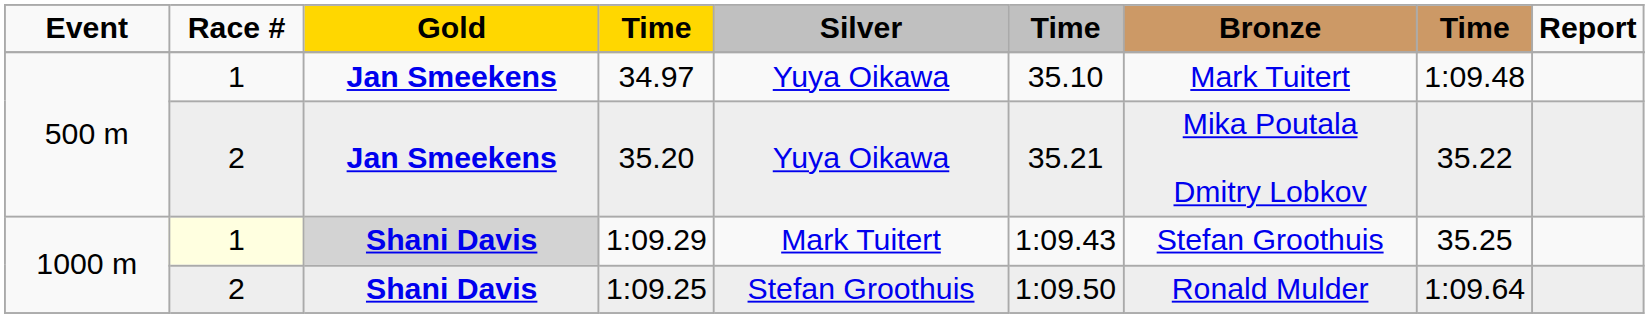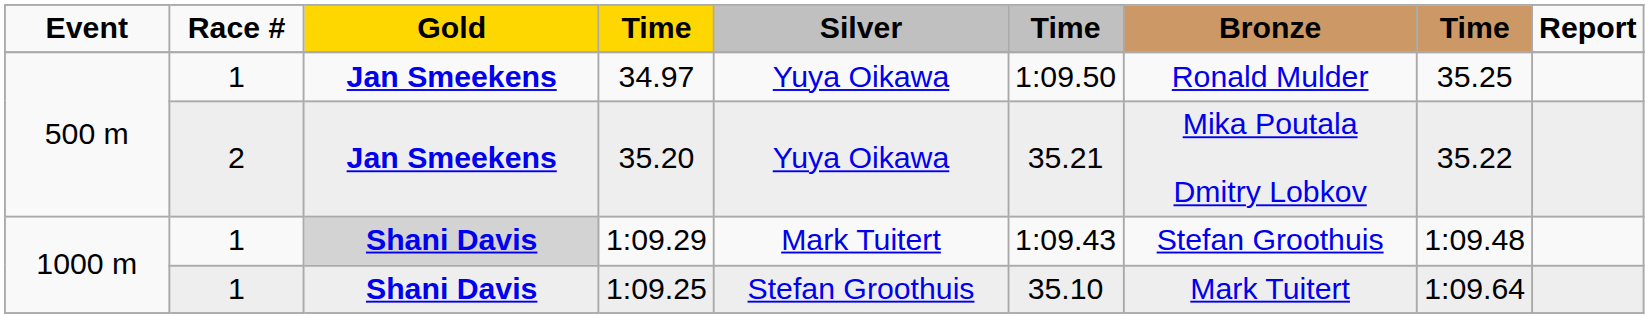(1066, 76) 35.10 -> (1066, 76) 1:09.50
(1270, 76) Mark Tuitert -> (1270, 76) Ronald Mulder
(1475, 76) 1:09.48 -> (1475, 76) 35.25
(236, 240) lightyellow background -> (236, 240) no background
(1475, 240) 35.25 -> (1475, 240) 1:09.48
(236, 288) 2 -> (236, 288) 1
(1066, 288) 1:09.50 -> (1066, 288) 35.10
(1270, 288) Ronald Mulder -> (1270, 288) Mark Tuitert
